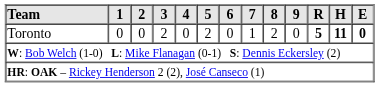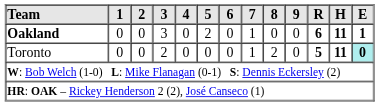+ row: (33, 33)
(208, 33) 2 -> (208, 52) 0
(363, 33) no background -> (363, 52) paleturquoise background
